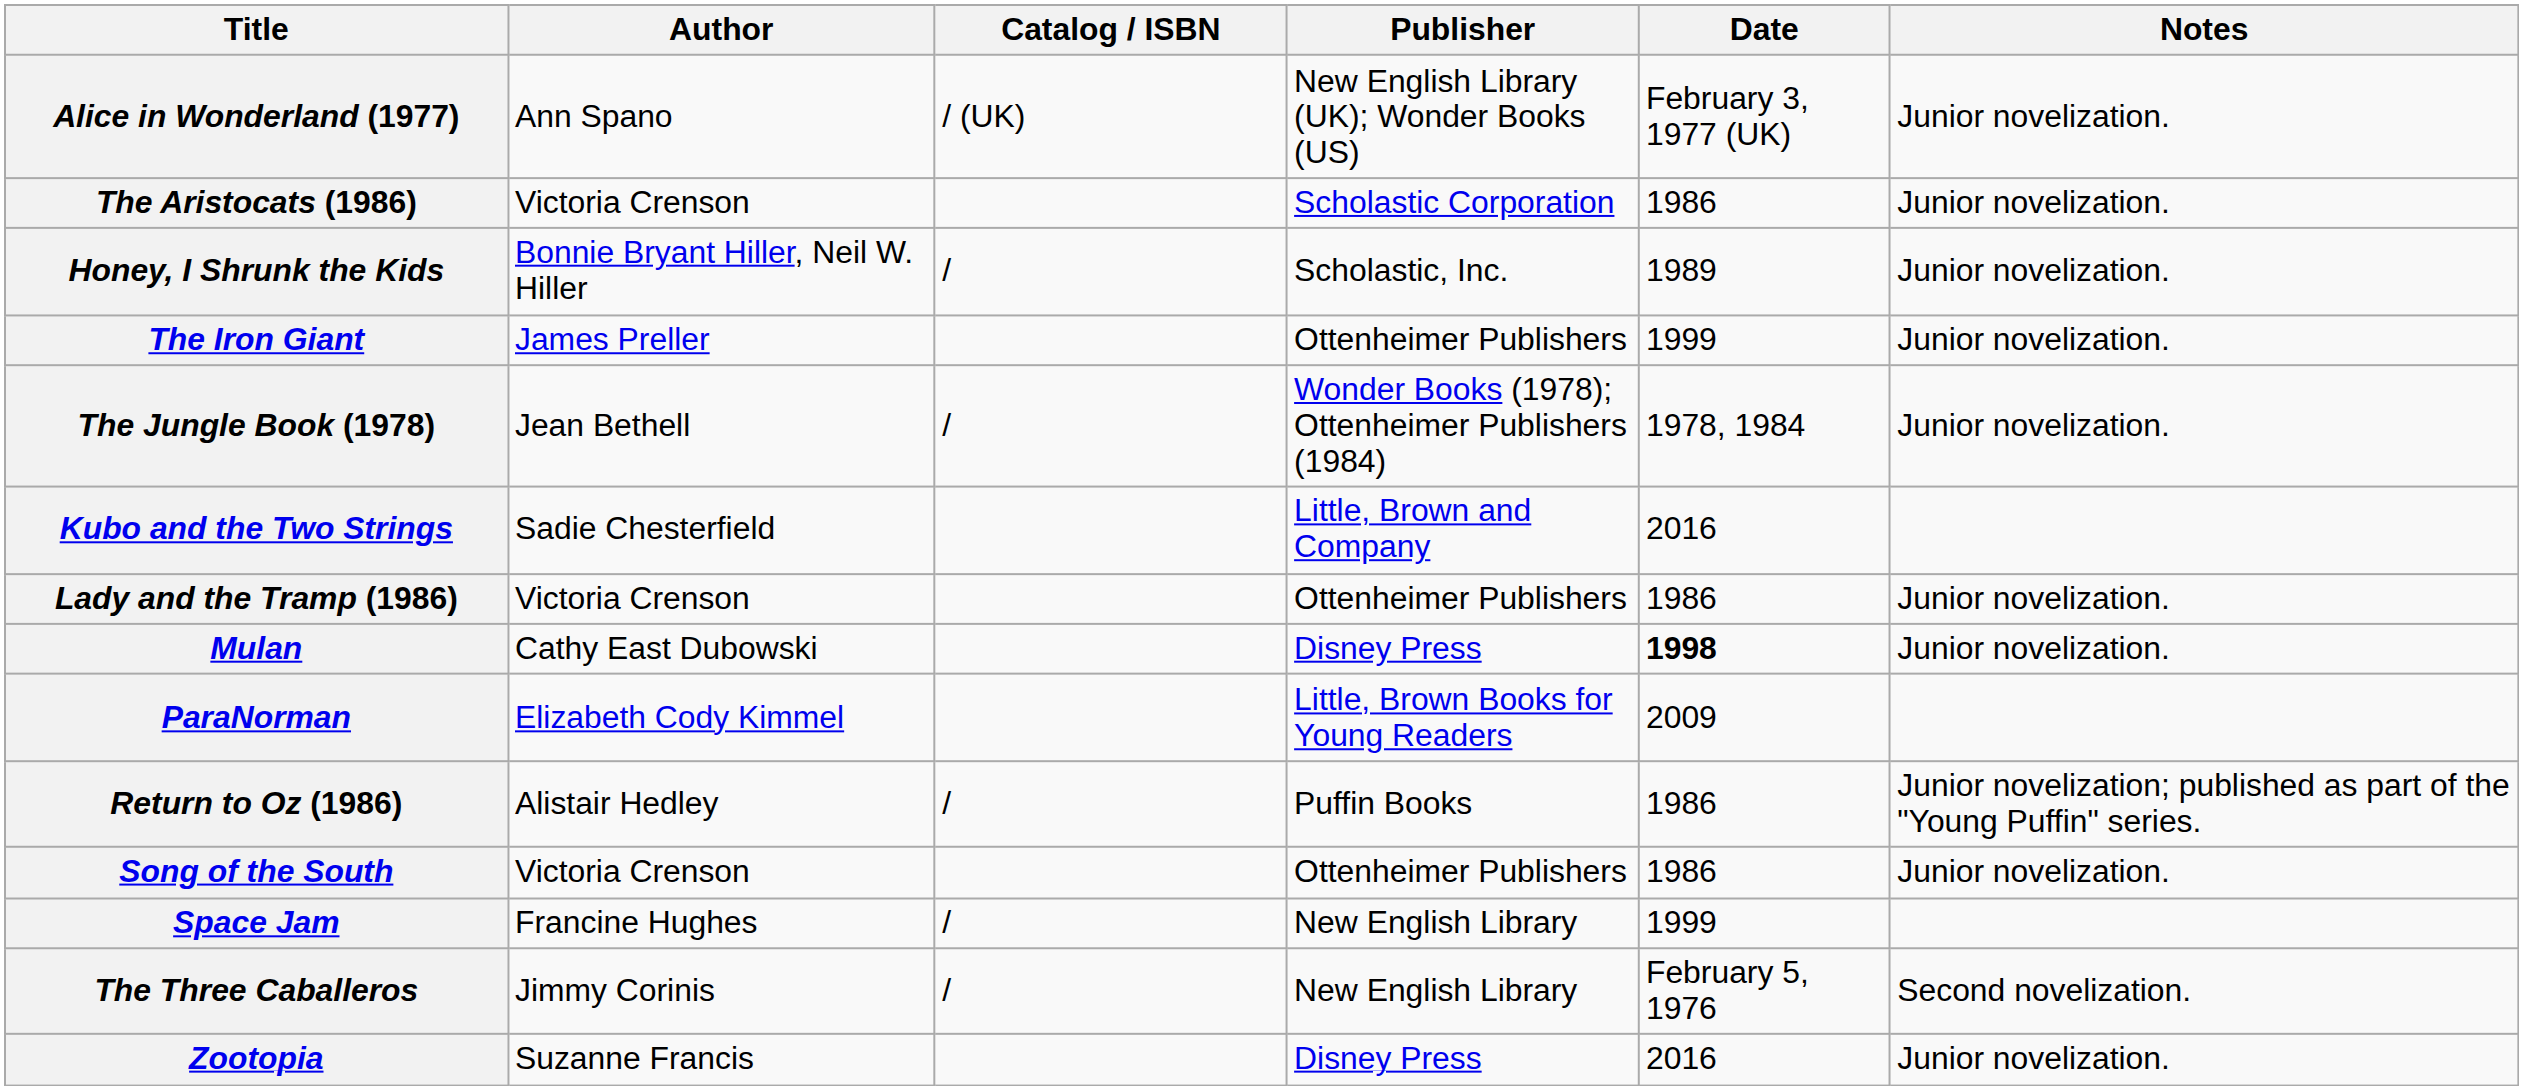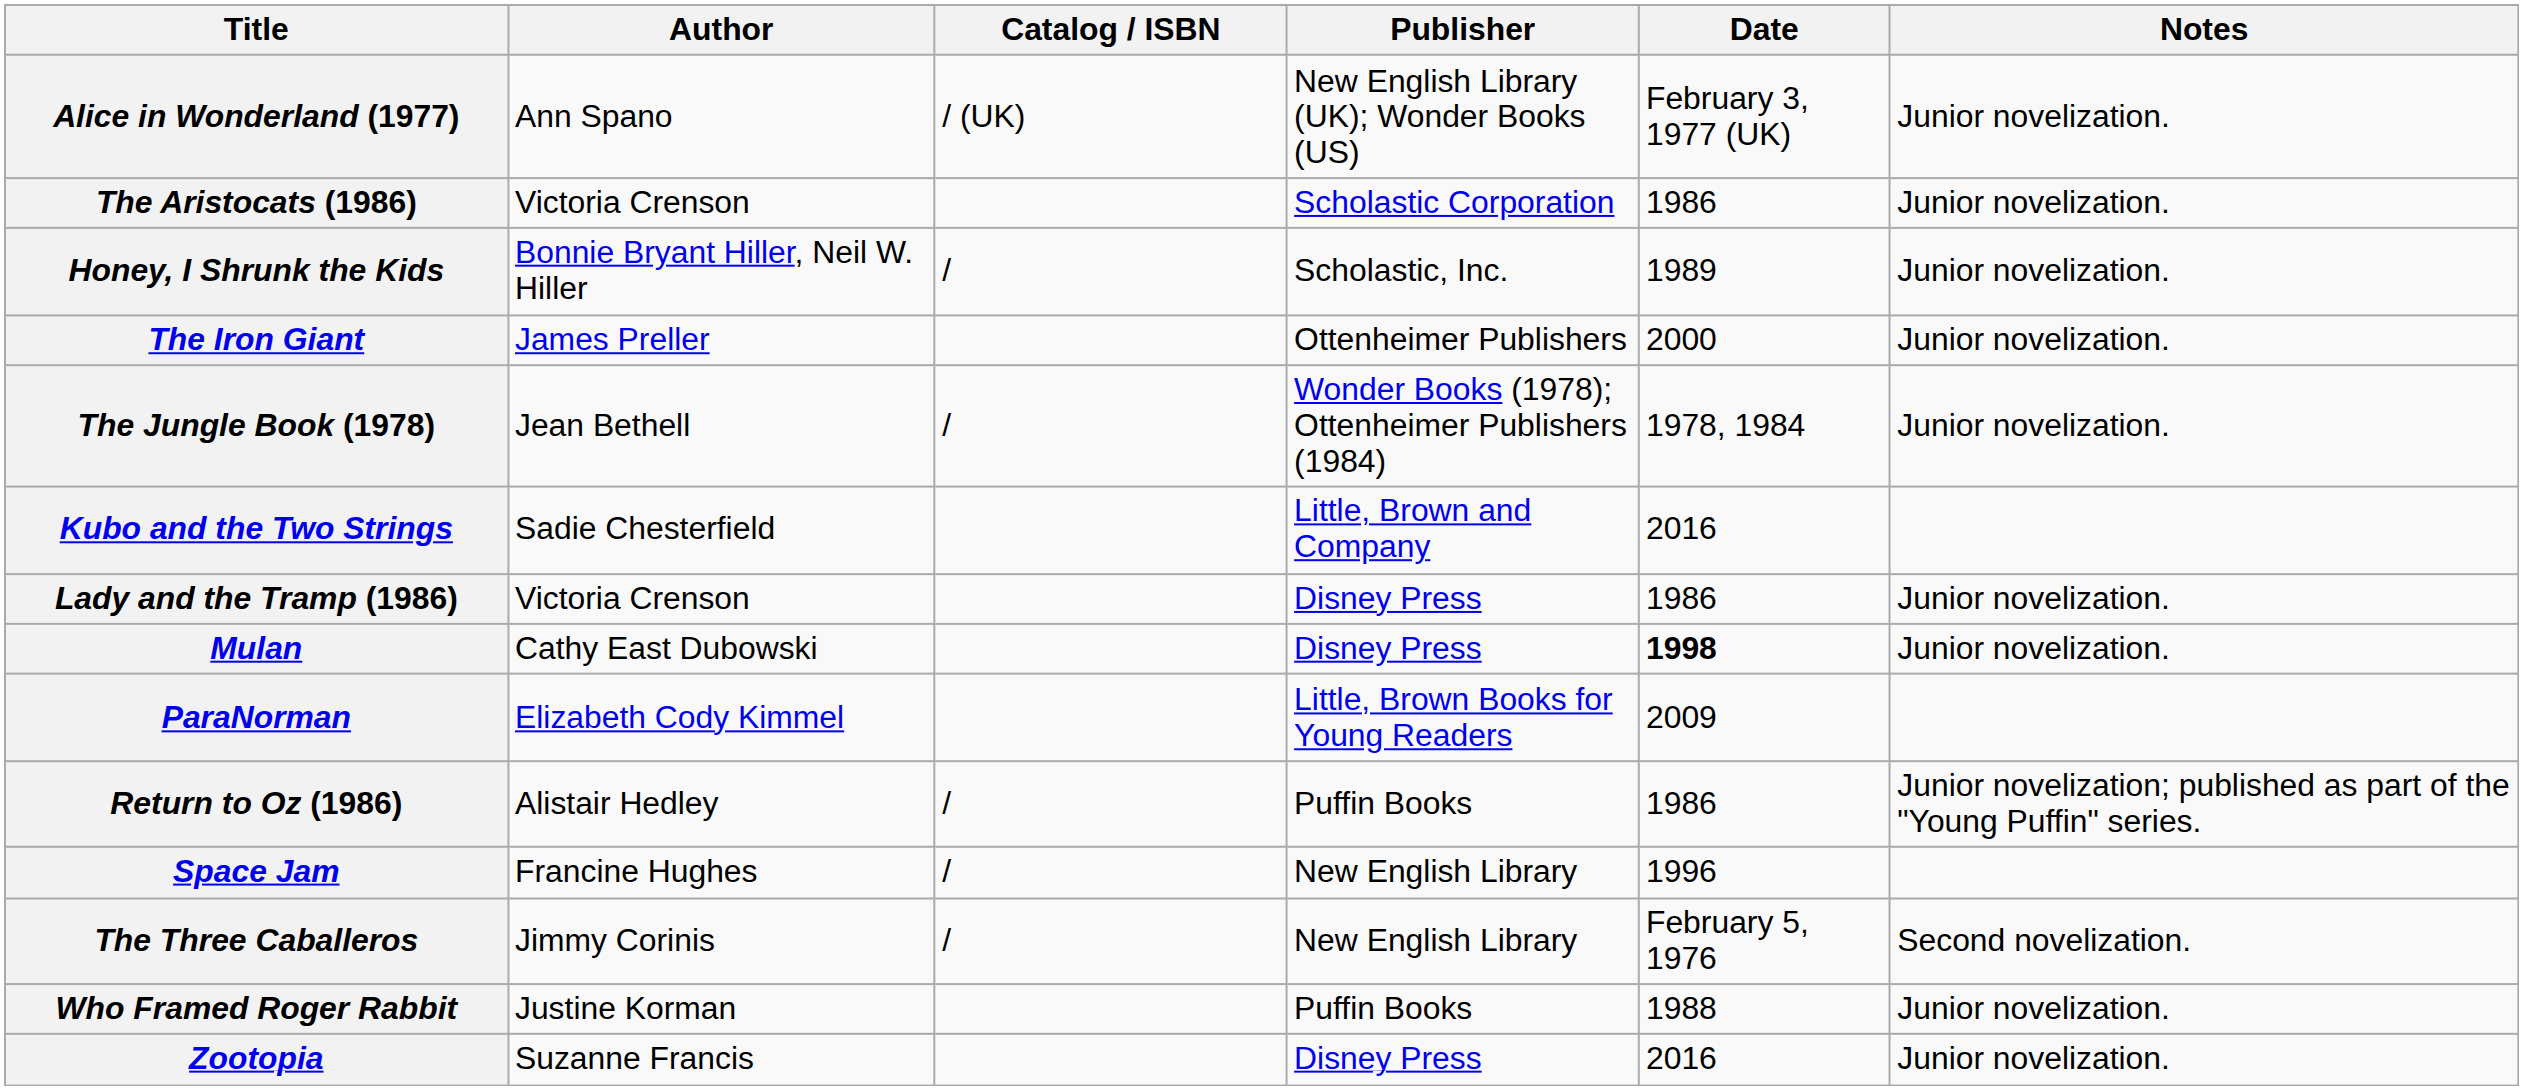(1681, 339) 1999 -> (1681, 339) 2000
(1460, 598) Ottenheimer Publishers -> (1388, 598) Disney Press
- row: (256, 871)
(1681, 922) 1999 -> (1681, 871) 1996
+ row: (256, 1008)
